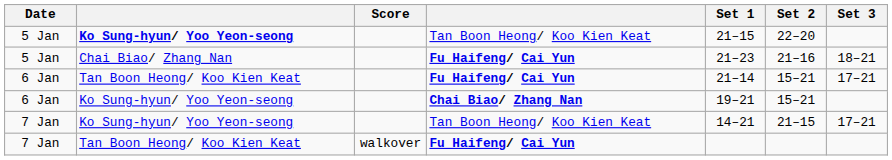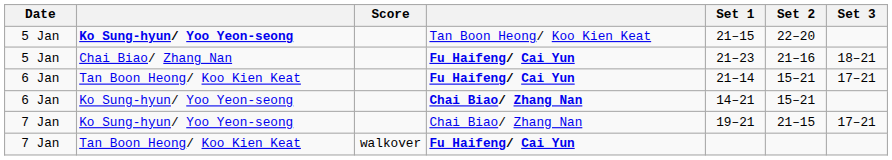(735, 101) 19–21 -> (735, 101) 14–21
(540, 122) Tan Boon Heong/ Koo Kien Keat -> (506, 122) Chai Biao/ Zhang Nan
(735, 122) 14–21 -> (735, 122) 19–21
